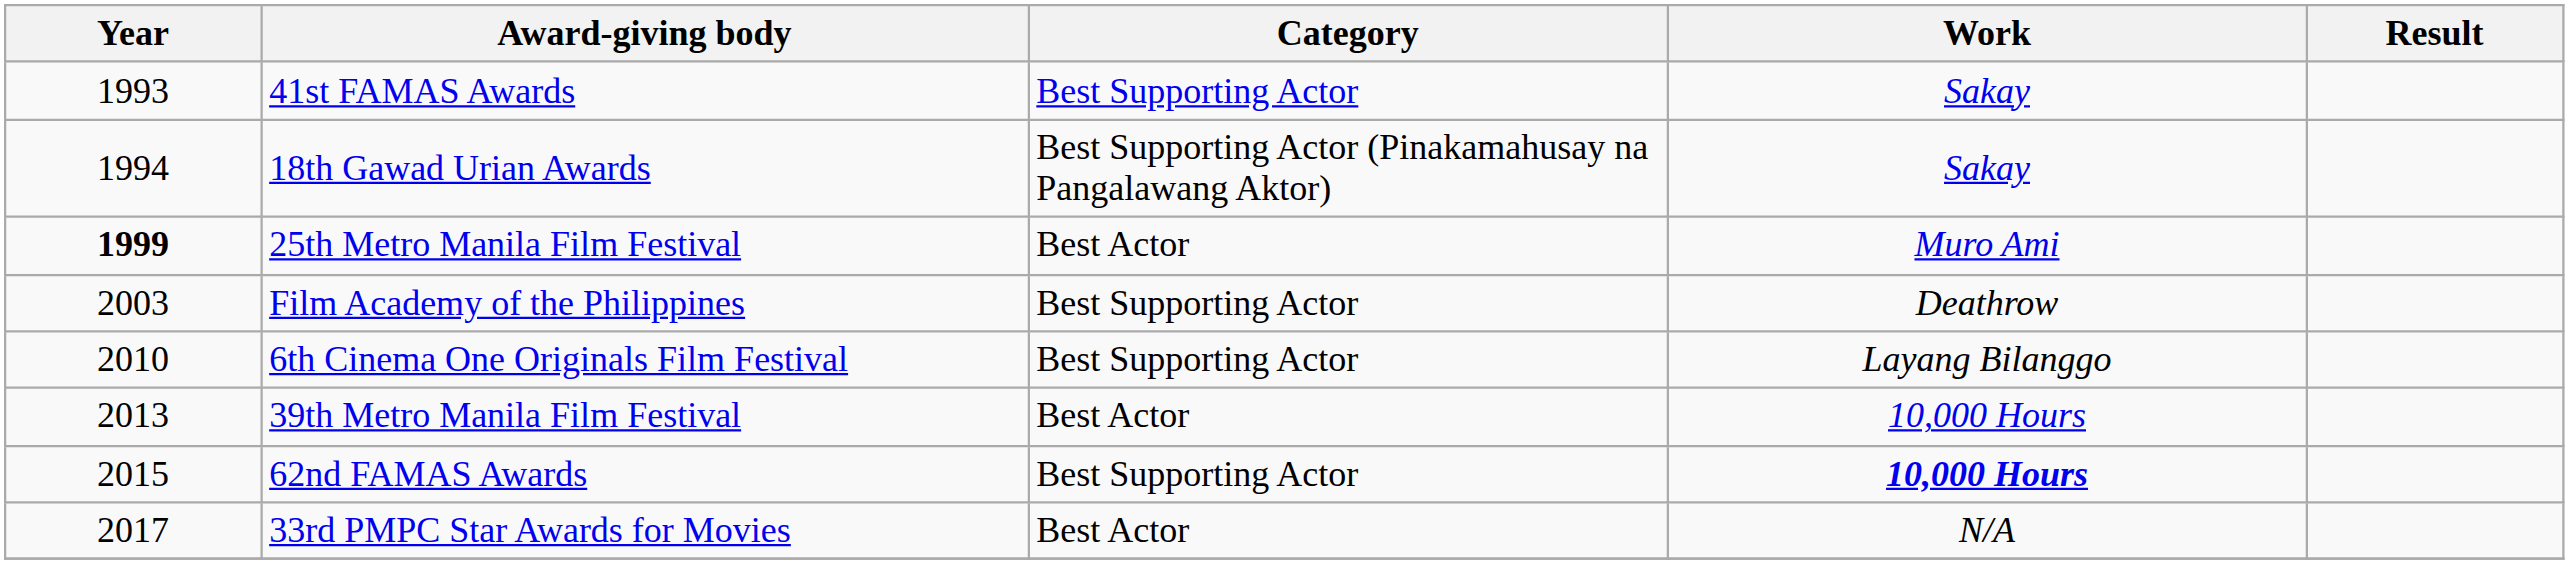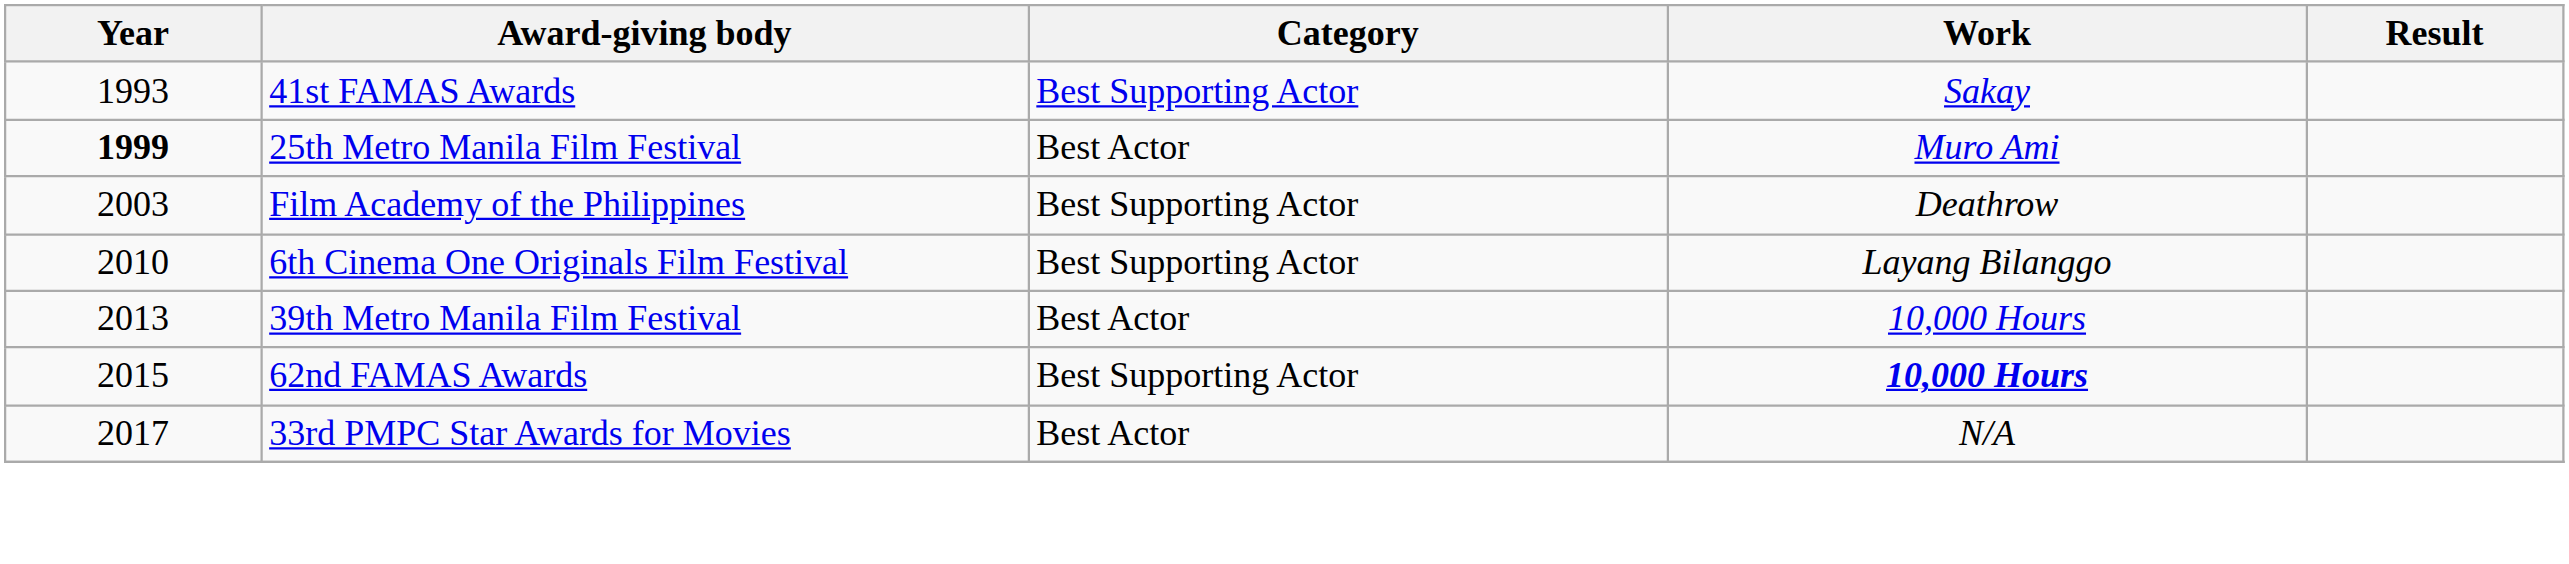- row: (460, 167)
